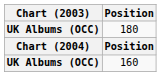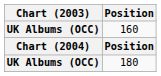rows swapped: (129, 30) <-> (129, 63)
